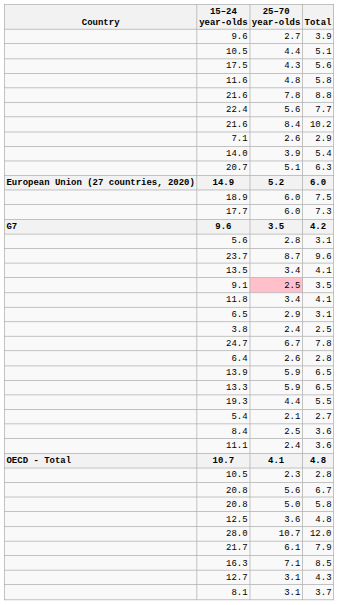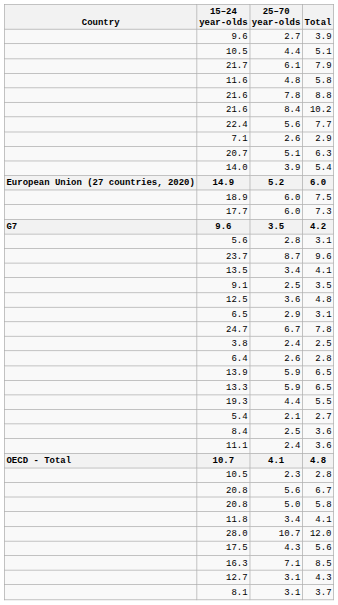rows swapped: (237, 66) <-> (237, 548)
rows swapped: (237, 124) <-> (237, 110)
rows swapped: (237, 154) <-> (237, 168)
(292, 285) pink background -> (292, 285) no background
rows swapped: (237, 519) <-> (237, 300)
rows swapped: (237, 344) <-> (240, 329)
